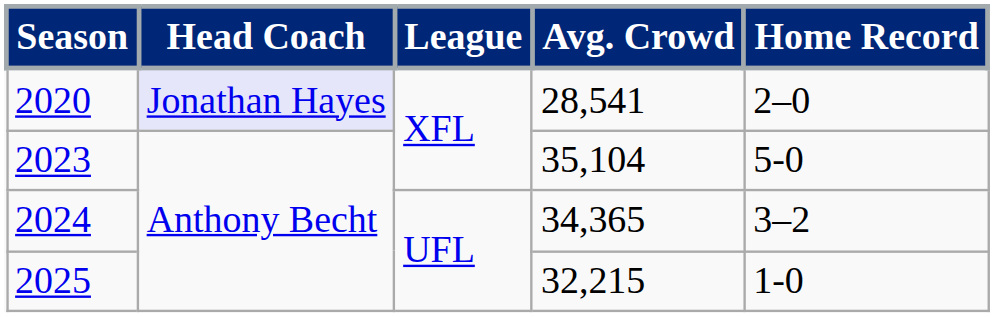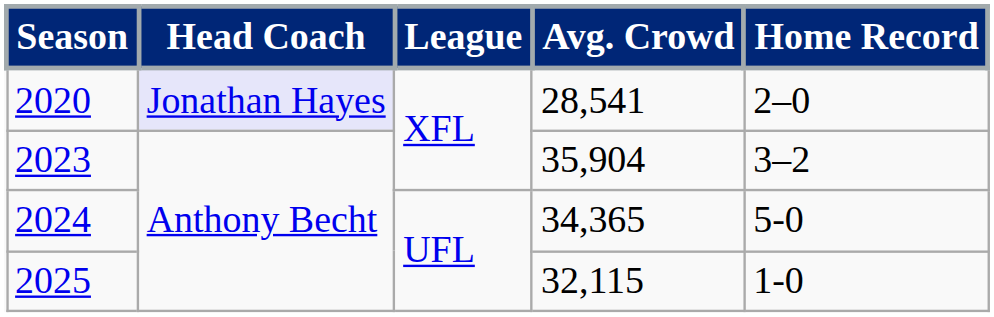(593, 159) 35,104 -> (593, 159) 35,904
(779, 159) 5-0 -> (782, 159) 3–2
(782, 219) 3–2 -> (779, 219) 5-0
(593, 279) 32,215 -> (592, 279) 32,115
